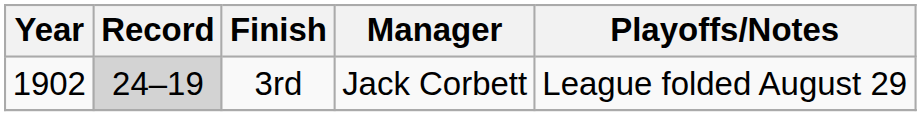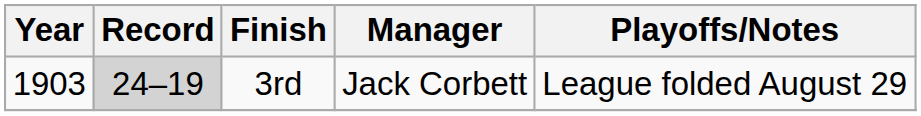(49, 82) 1902 -> (49, 82) 1903
